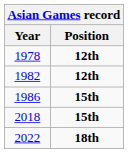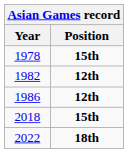(87, 55) 12th -> (87, 55) 15th
(87, 96) 15th -> (87, 96) 12th
